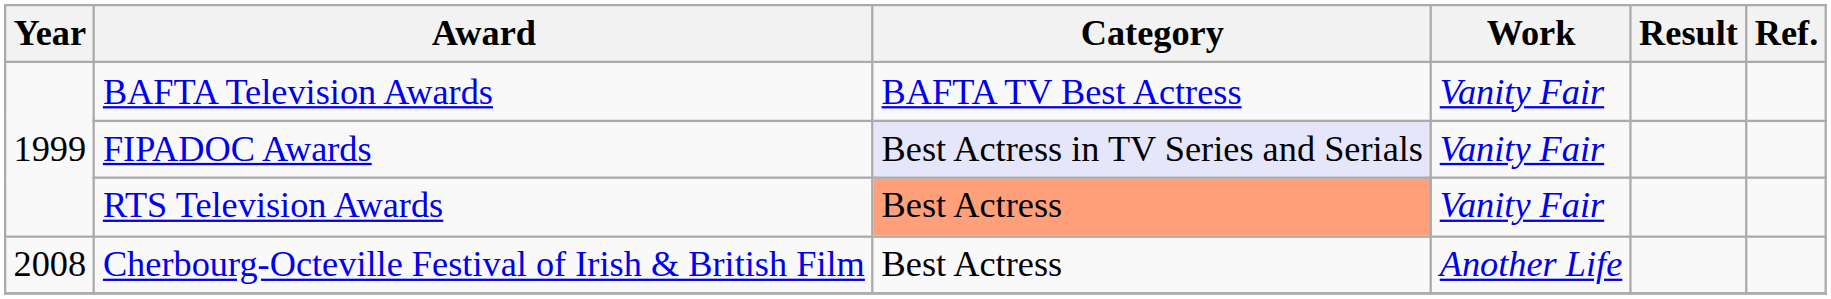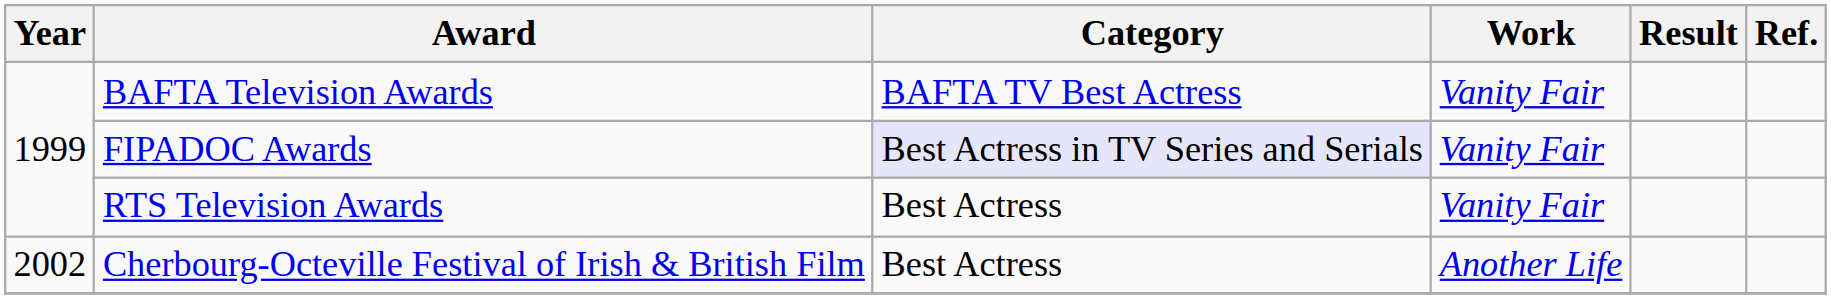(972, 206) lightsalmon background -> (972, 206) no background
(50, 263) 2008 -> (50, 263) 2002
